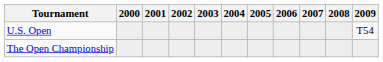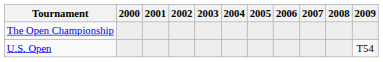rows swapped: (29, 31) <-> (60, 48)
